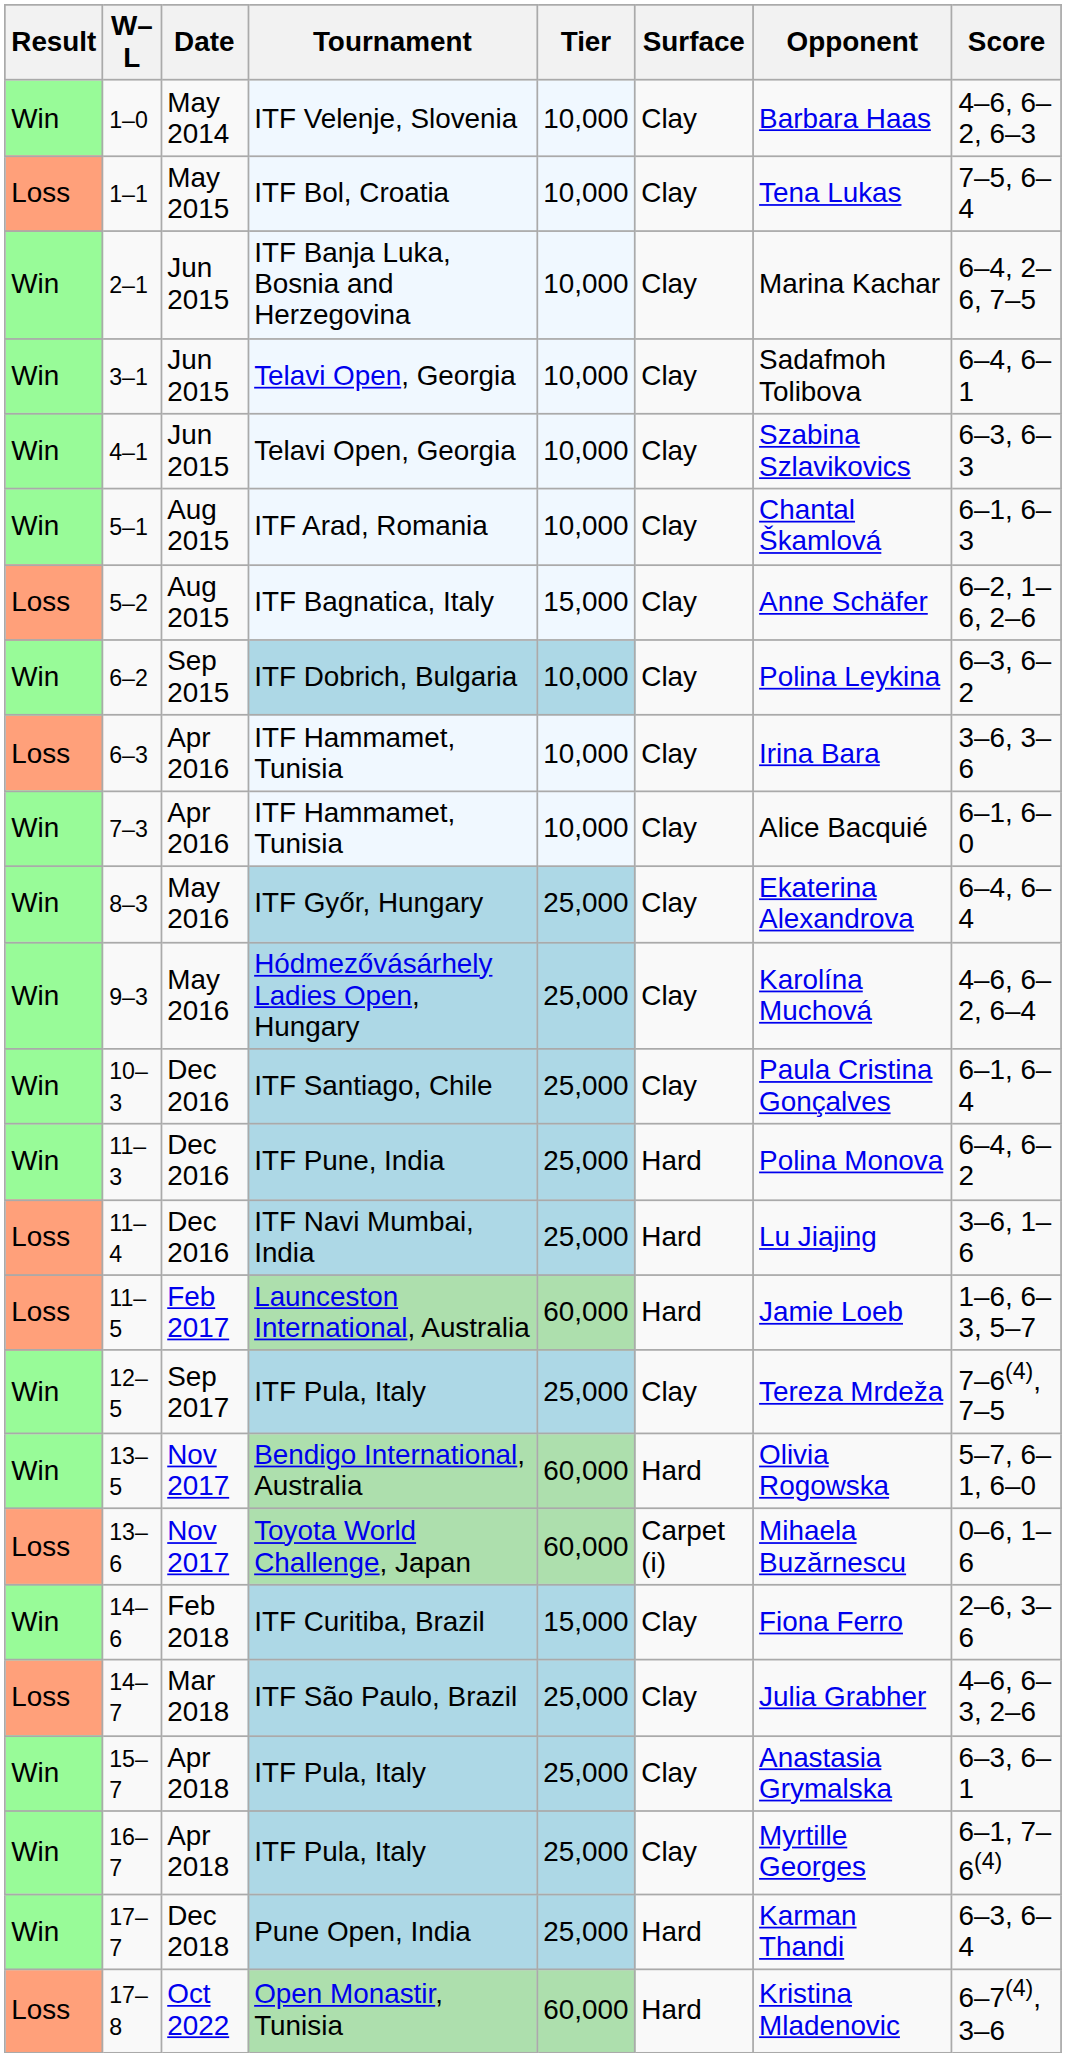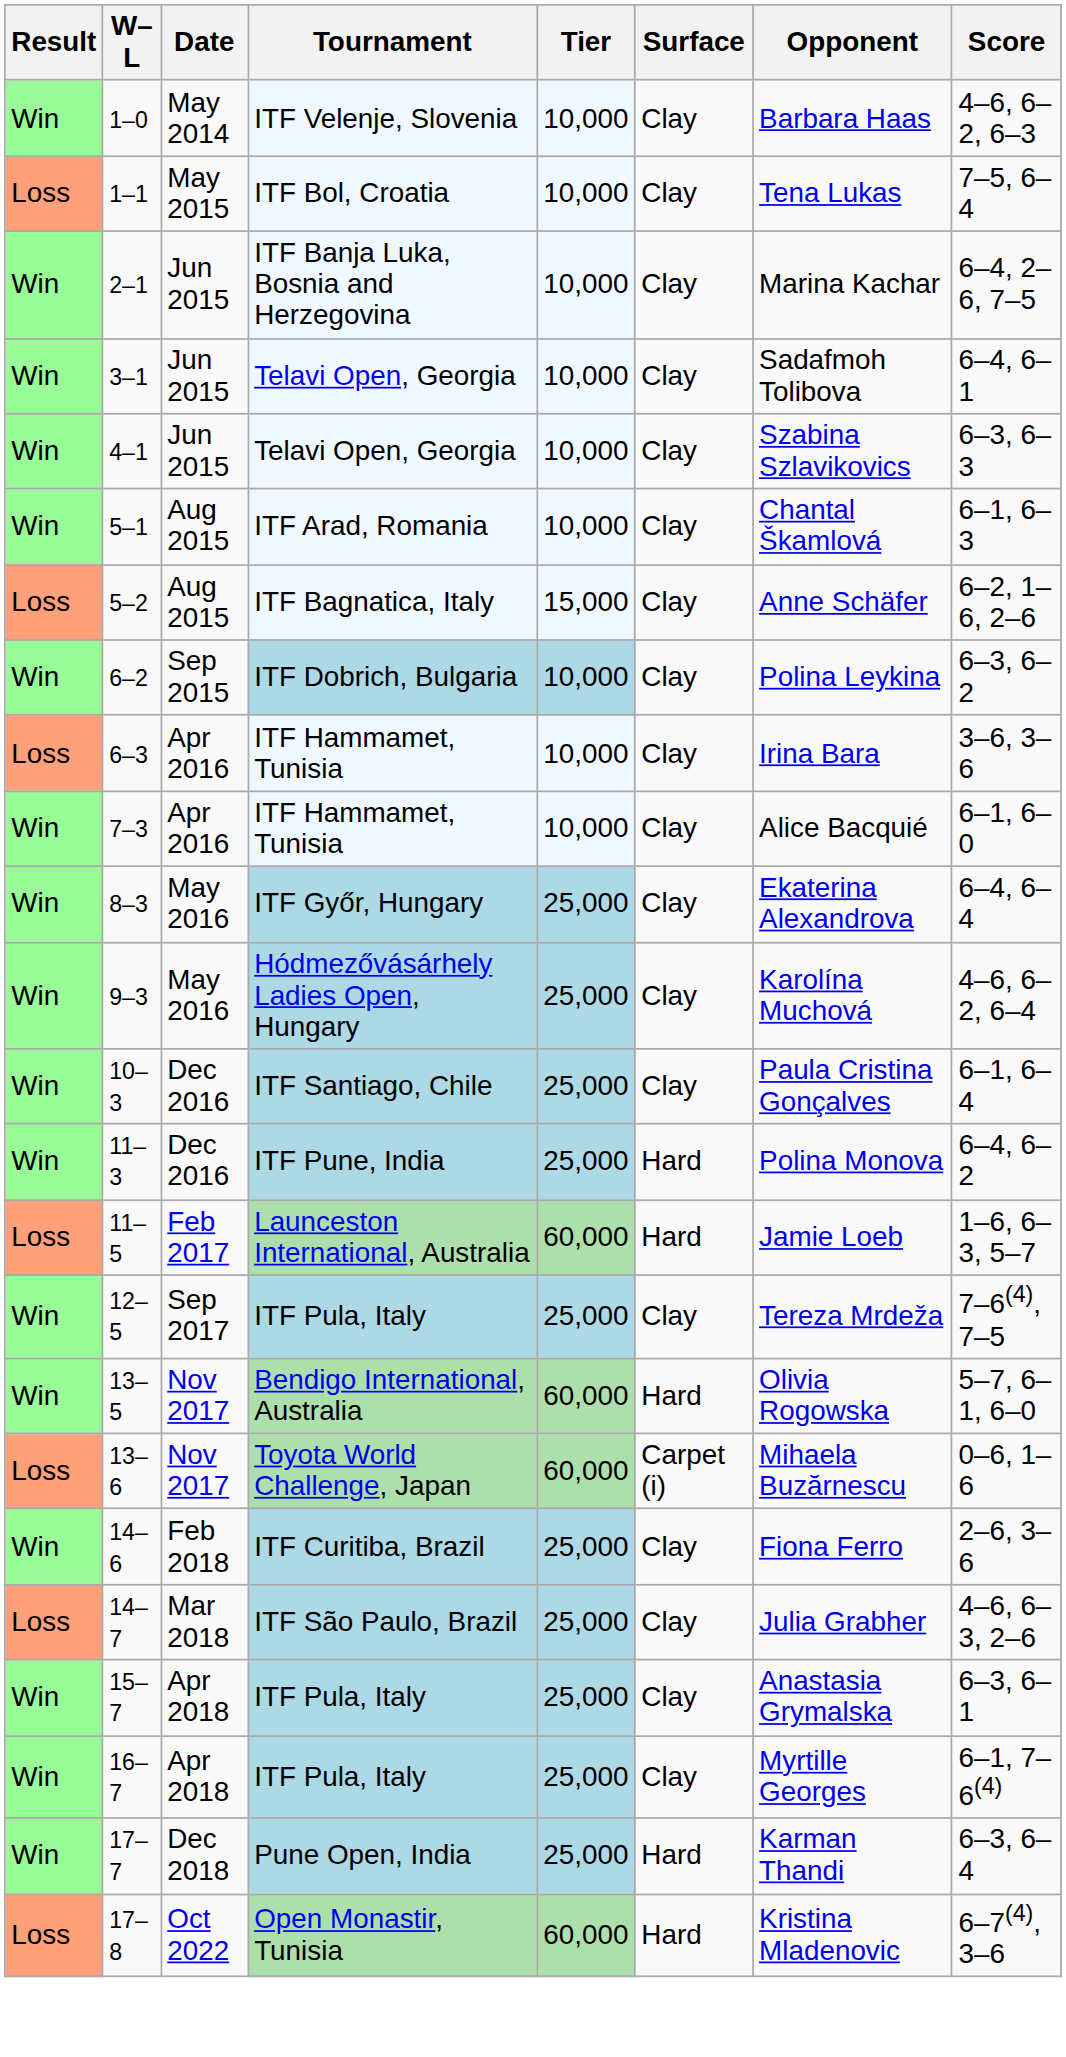- row: (128, 1238)
(586, 1621) 15,000 -> (586, 1546) 25,000
